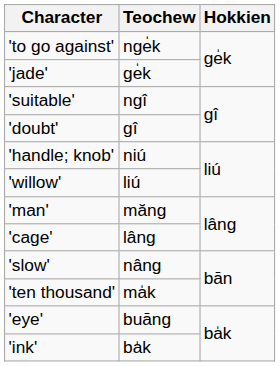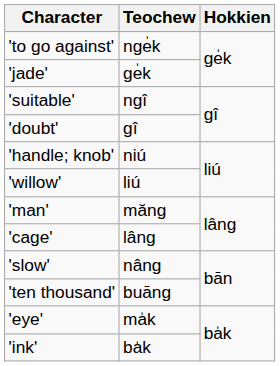(139, 292) ma̍k -> (147, 292) buāng
(147, 319) buāng -> (139, 319) ma̍k
